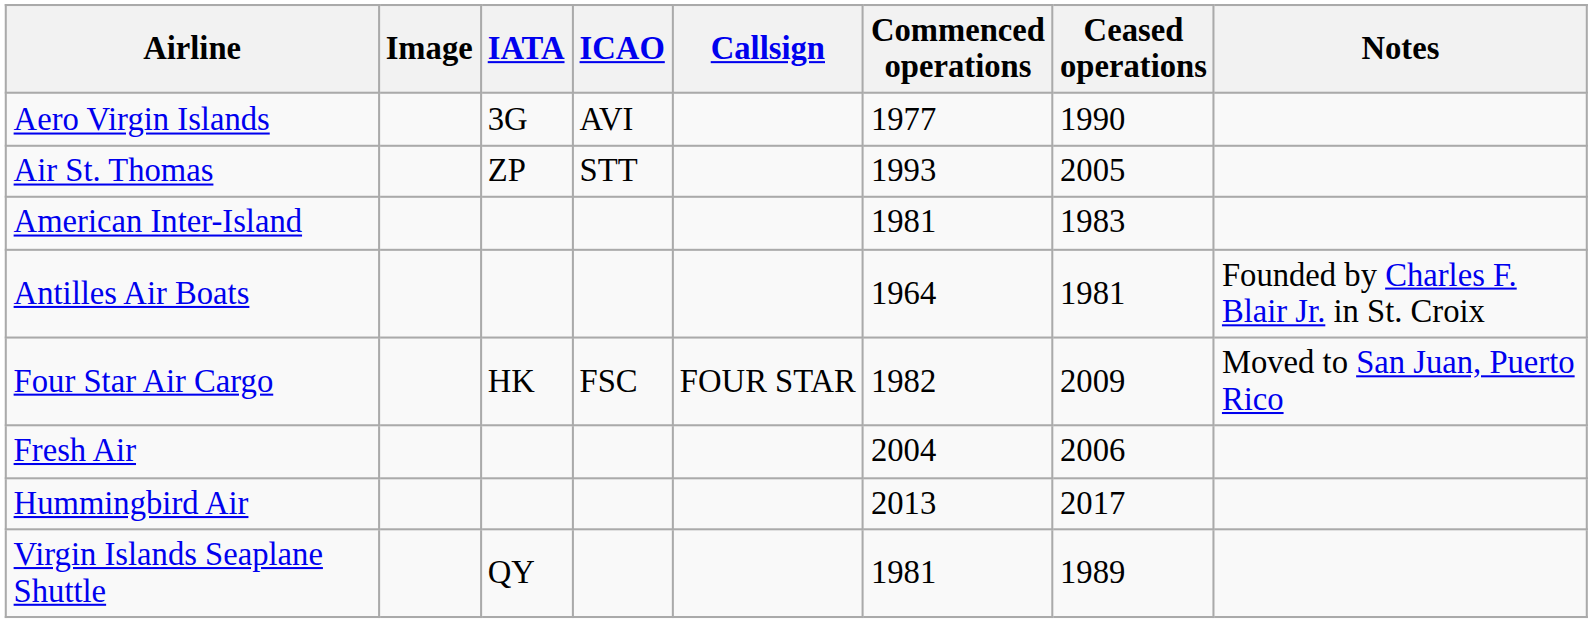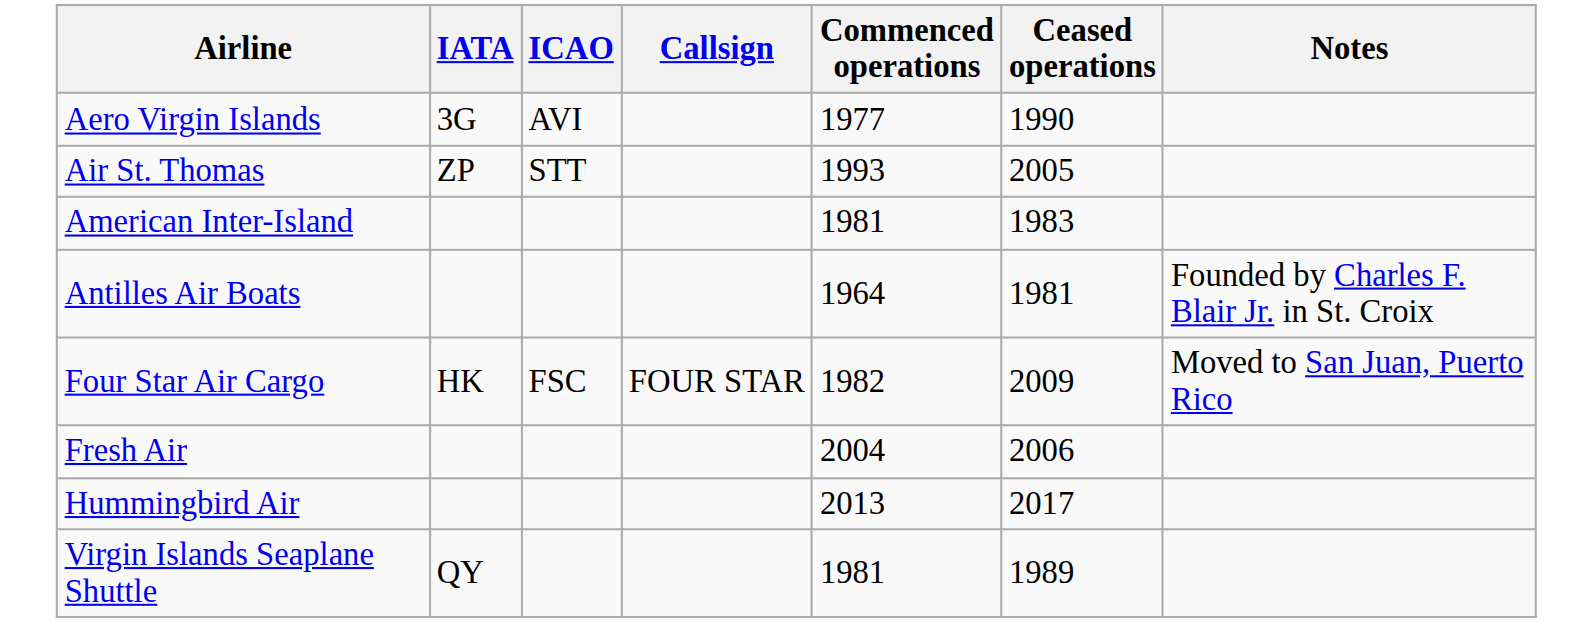- column: (429, 48)
